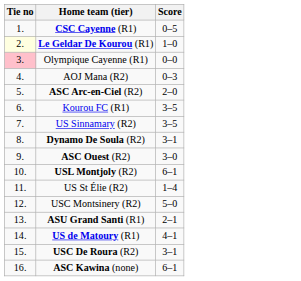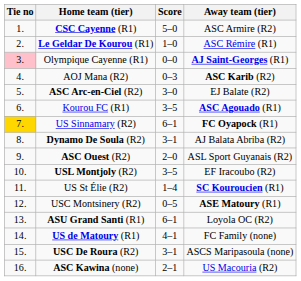+ column: (240, 12)
(170, 28) 0–5 -> (170, 28) 5–0
(20, 44) lightyellow background -> (20, 44) no background
(170, 92) 2–0 -> (170, 92) 3–0
(20, 124) no background -> (20, 124) gold background
(170, 124) 3–5 -> (170, 124) 6–1
(170, 156) 3–0 -> (170, 156) 2–0
(170, 172) 6–1 -> (170, 172) 3–5
(170, 204) 5–0 -> (170, 204) 0–5
(170, 220) 2–1 -> (170, 220) 6–1
(170, 268) 6–1 -> (170, 268) 2–1
